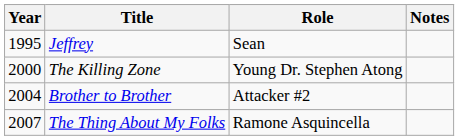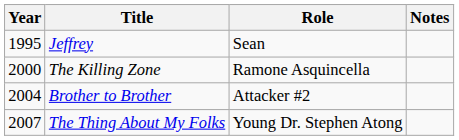(318, 69) Young Dr. Stephen Atong -> (301, 69) Ramone Asquincella
(301, 122) Ramone Asquincella -> (318, 122) Young Dr. Stephen Atong
